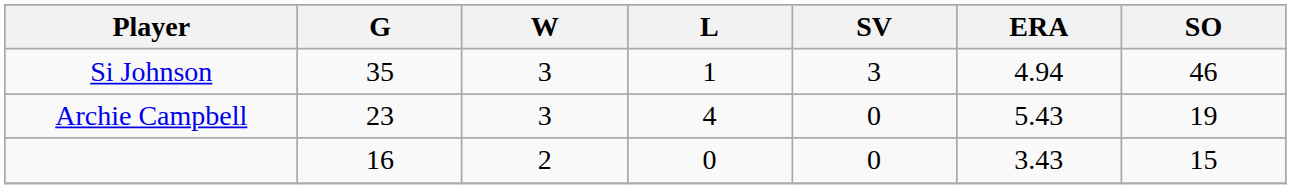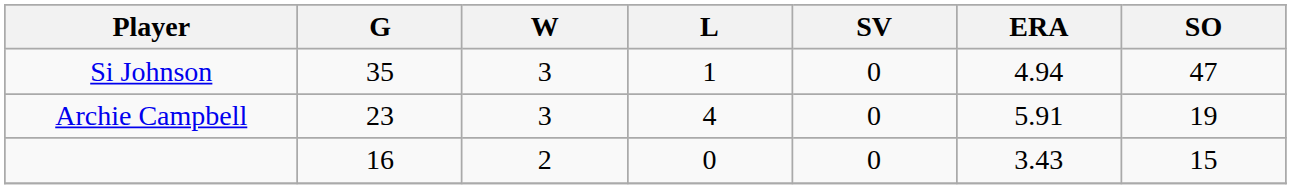(874, 71) 3 -> (874, 71) 0
(1204, 71) 46 -> (1204, 71) 47
(1039, 115) 5.43 -> (1039, 115) 5.91
